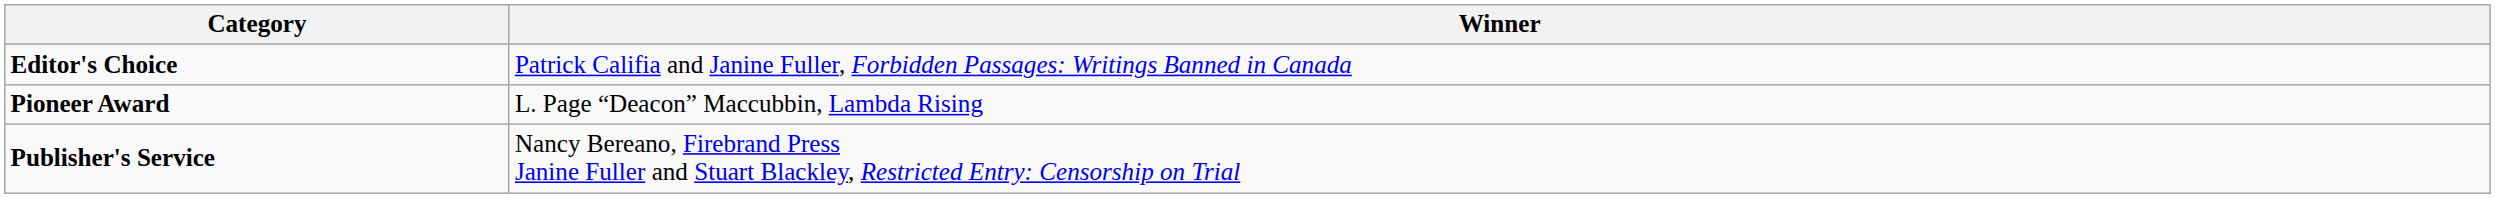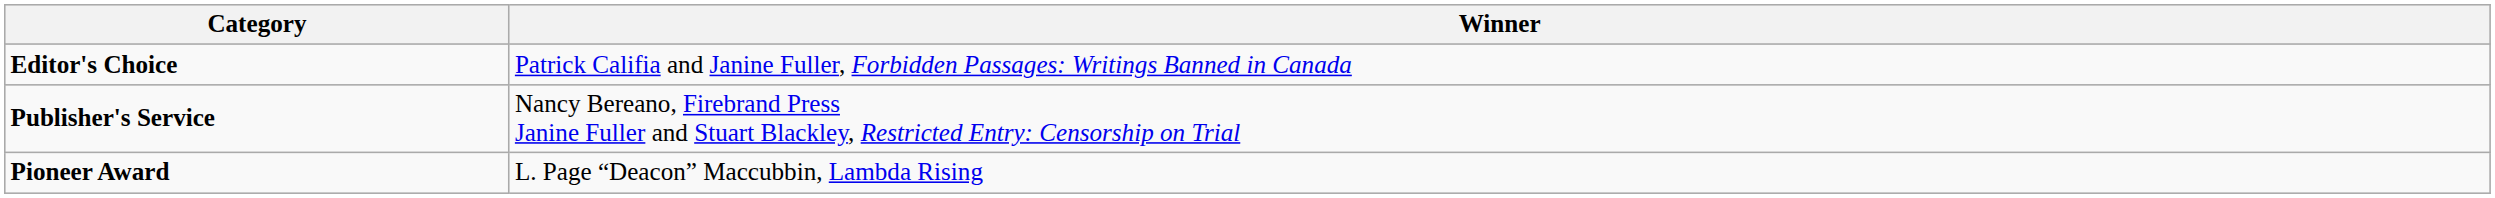rows swapped: (90, 104) <-> (113, 158)
